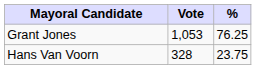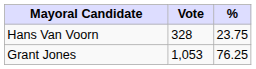rows swapped: (42, 34) <-> (53, 54)
